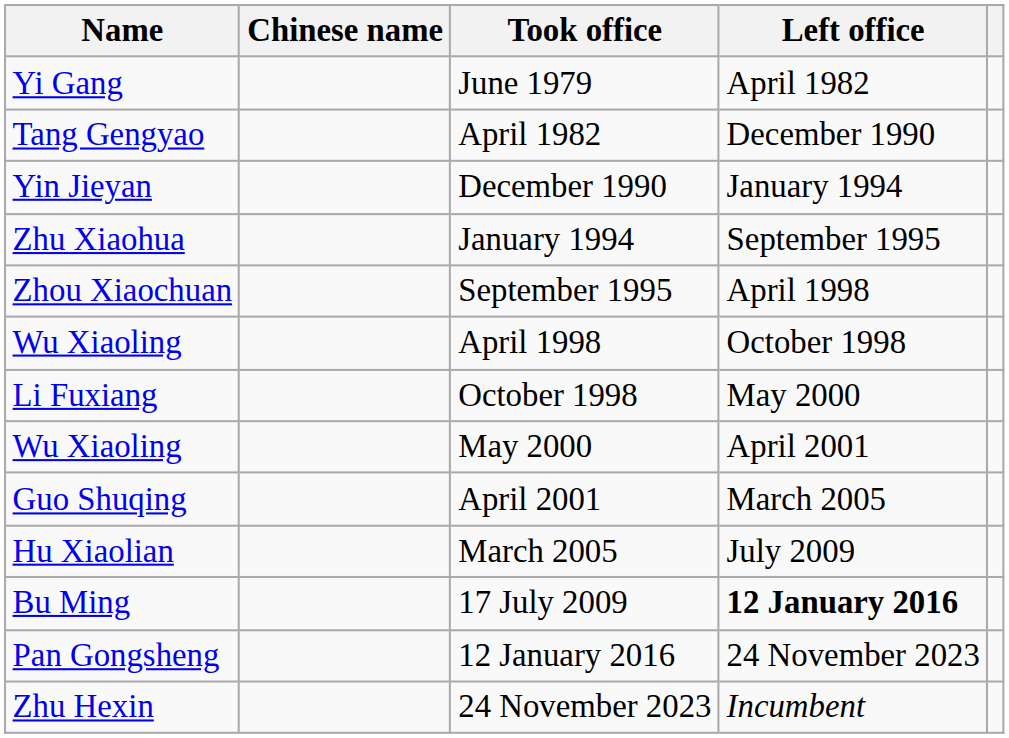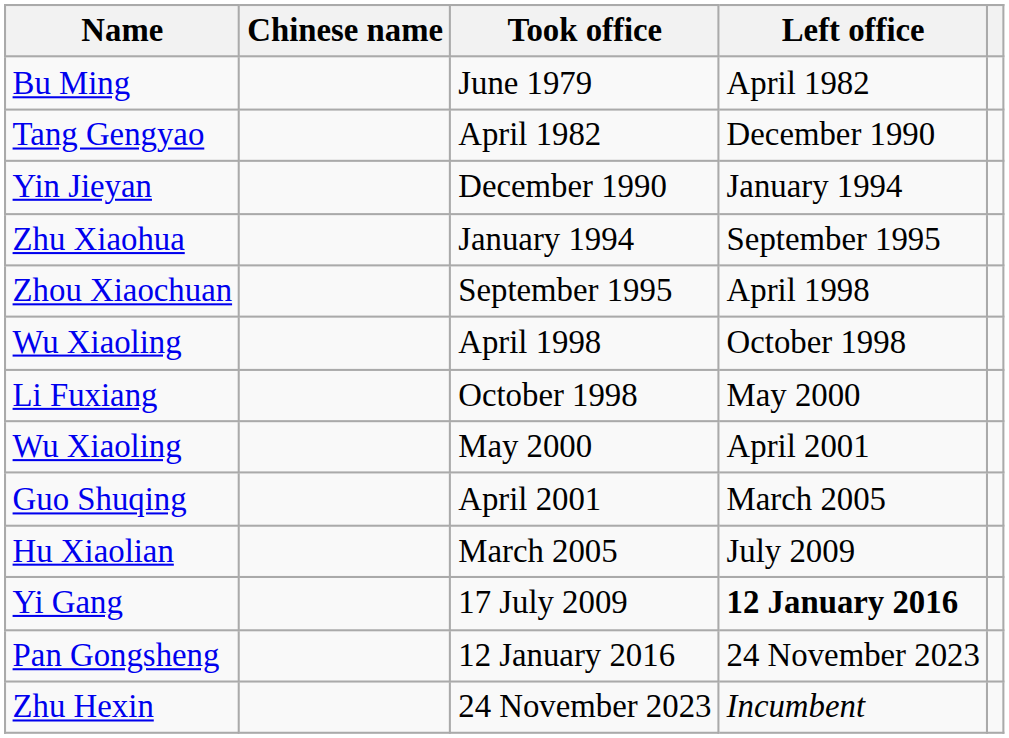(68, 82) Yi Gang -> (71, 82) Bu Ming
(71, 602) Bu Ming -> (68, 602) Yi Gang
